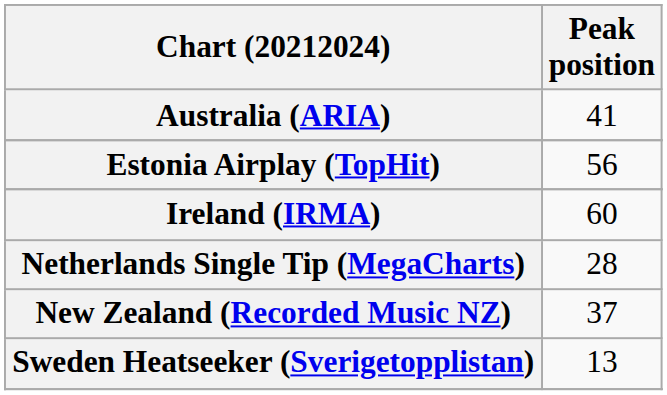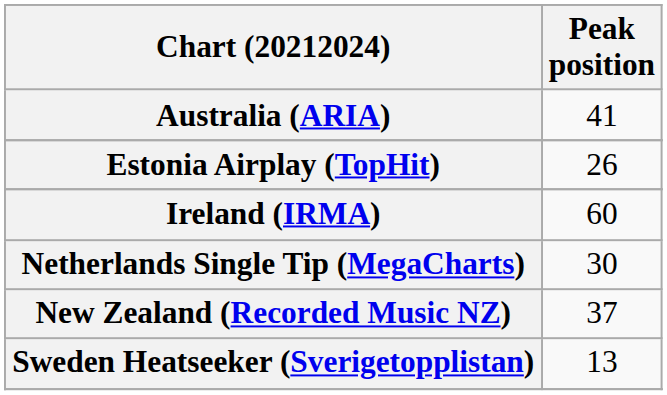(602, 164) 56 -> (602, 164) 26
(602, 263) 28 -> (602, 263) 30
